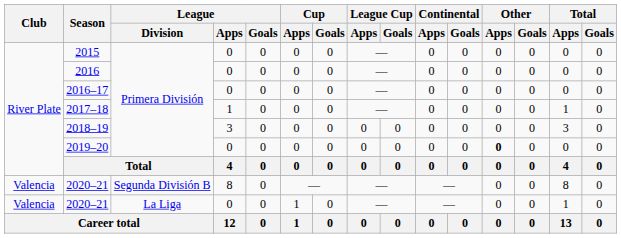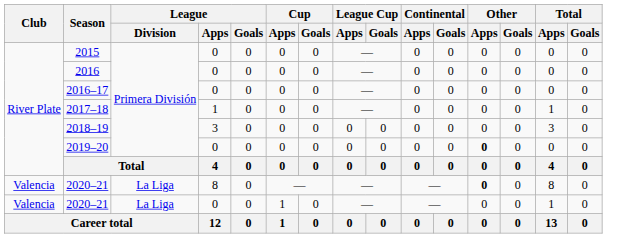(162, 185) Segunda División B -> (155, 185) La Liga
(499, 185) normal -> (484, 185) bold
